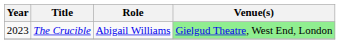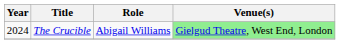(18, 30) 2023 -> (18, 30) 2024
